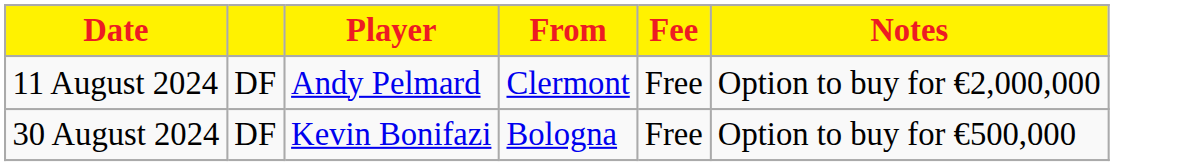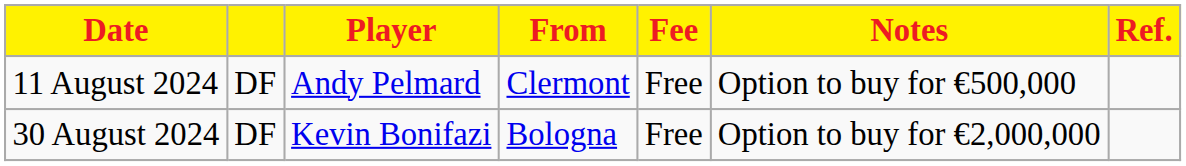+ column: (1144, 30)
(909, 82) Option to buy for €2,000,000 -> (897, 82) Option to buy for €500,000
(897, 133) Option to buy for €500,000 -> (909, 133) Option to buy for €2,000,000
